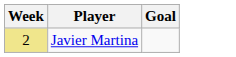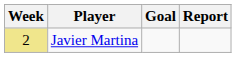+ column: (205, 16)
